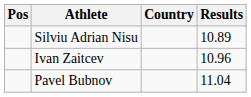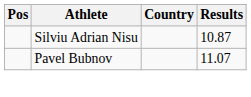(216, 37) 10.89 -> (216, 37) 10.87
- row: (69, 59)
(215, 80) 11.04 -> (215, 59) 11.07
